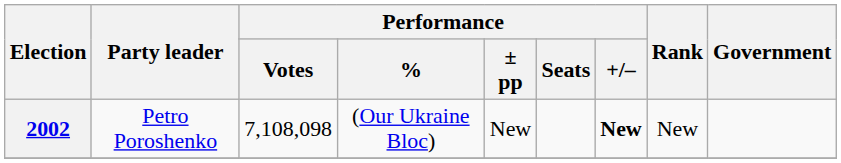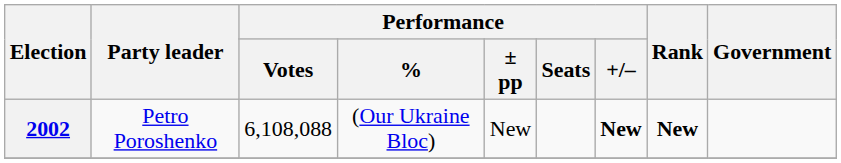(288, 128) 7,108,098 -> (288, 128) 6,108,088
(677, 128) normal -> (677, 128) bold
